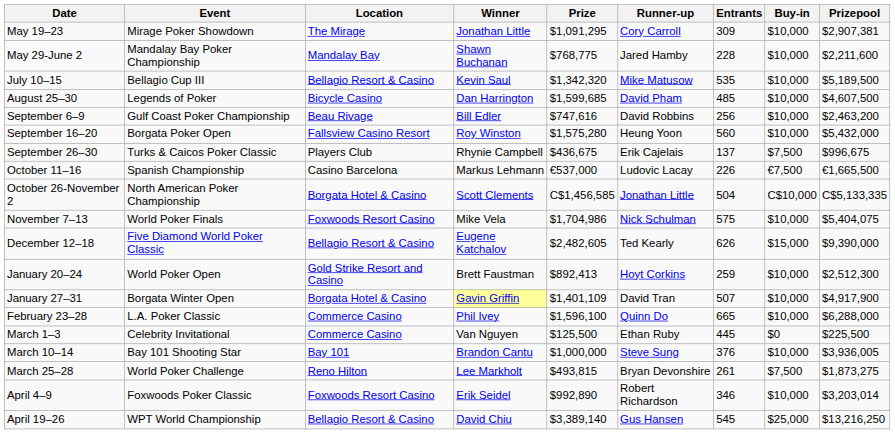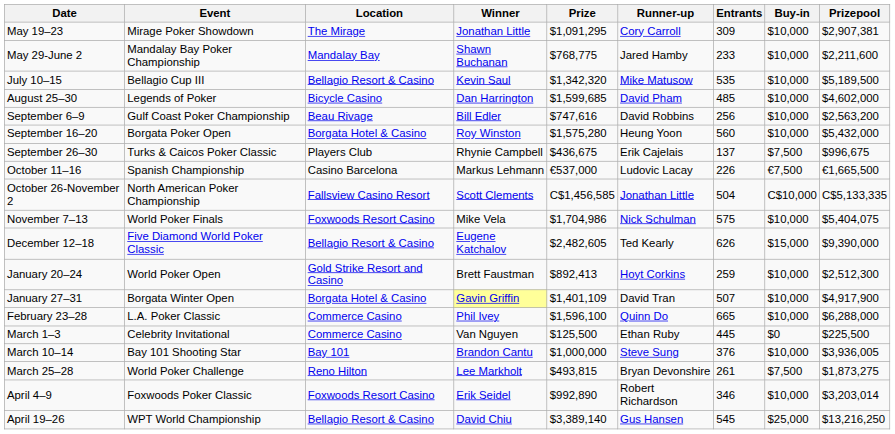(726, 55) 228 -> (726, 55) 233
(850, 98) $4,607,500 -> (850, 98) $4,602,000
(850, 116) $2,463,200 -> (850, 116) $2,563,200
(369, 134) Fallsview Casino Resort -> (367, 134) Borgata Hotel & Casino
(367, 194) Borgata Hotel & Casino -> (369, 194) Fallsview Casino Resort
